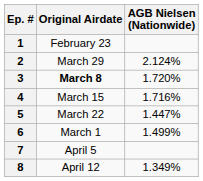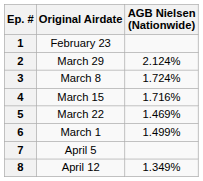(81, 79) bold -> (81, 79) normal
(162, 79) 1.720% -> (162, 79) 1.724%
(162, 114) 1.447% -> (162, 114) 1.469%
